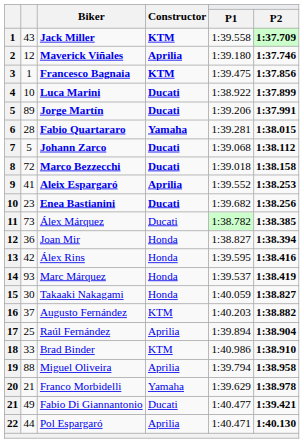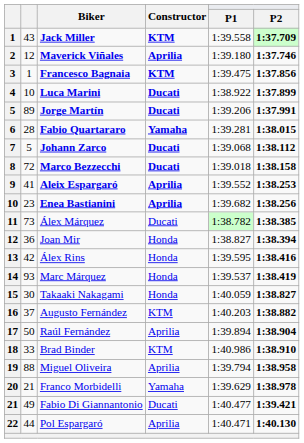(164, 202) Ducati -> (165, 202) Aprilia
(29, 331) 25 -> (29, 331) 50
